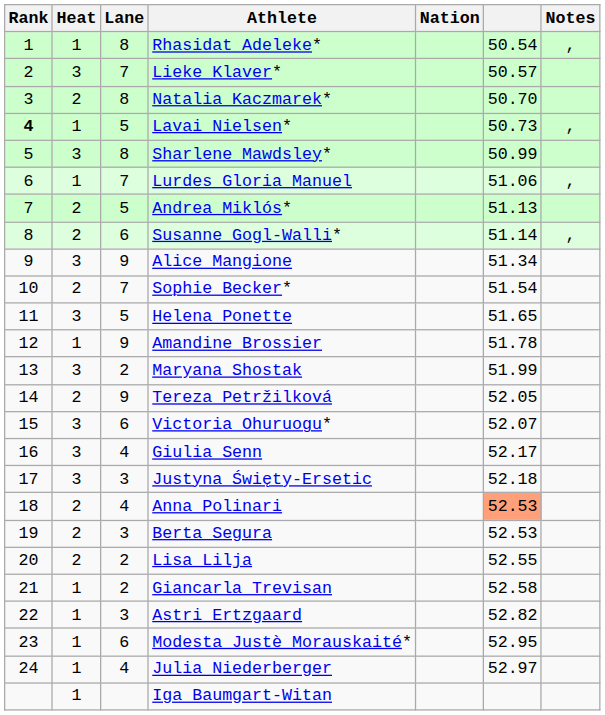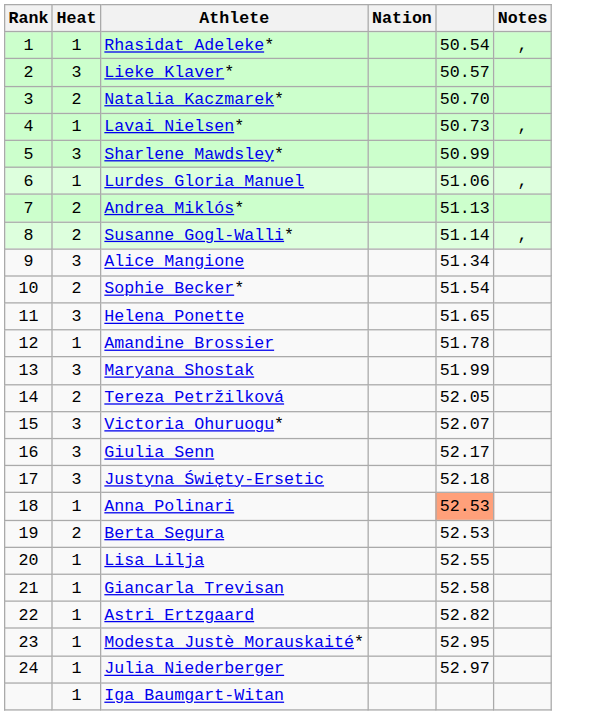- column: (124, 18)
(29, 127) bold -> (29, 127) normal
(76, 506) 2 -> (76, 506) 1
(76, 561) 2 -> (76, 561) 1
